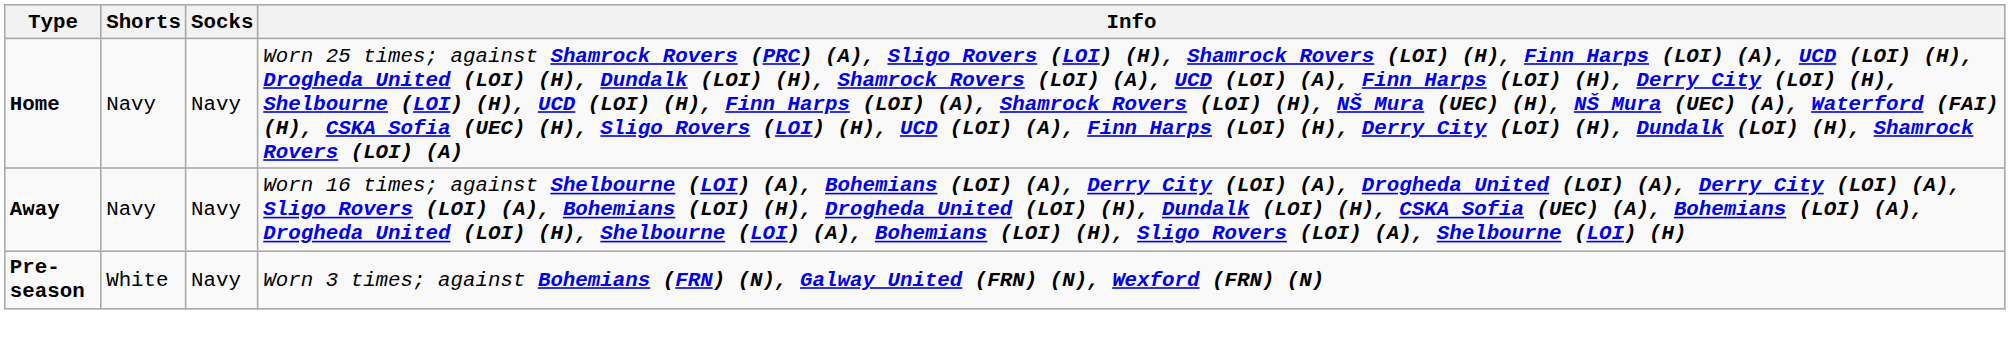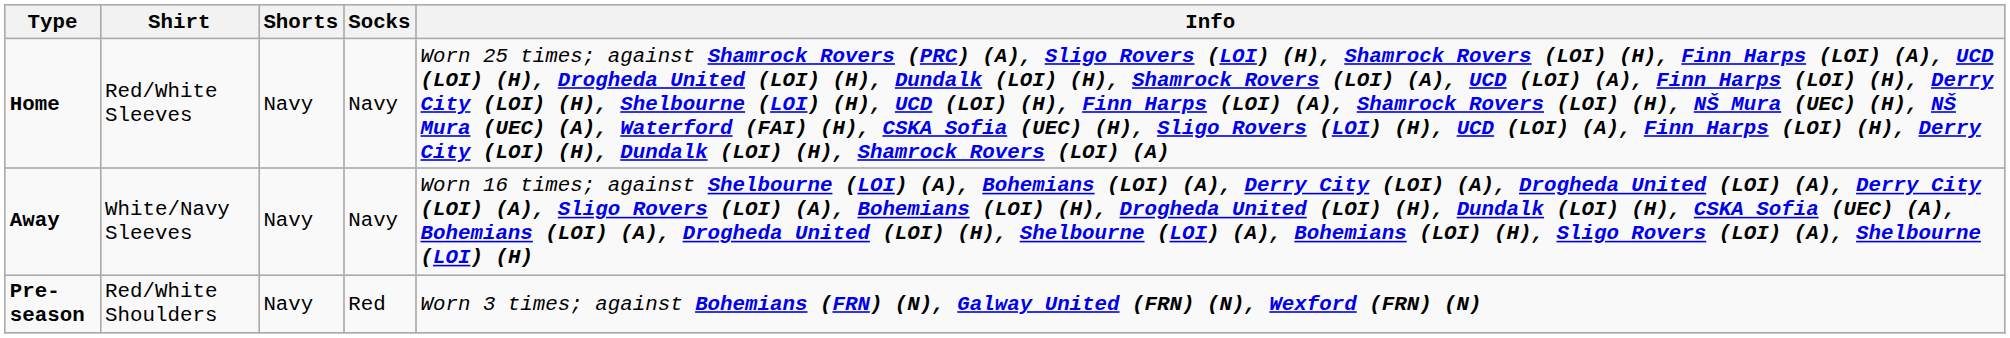+ column: (179, 22)
(137, 279) White -> (288, 303) Navy
(216, 279) Navy -> (367, 303) Red
